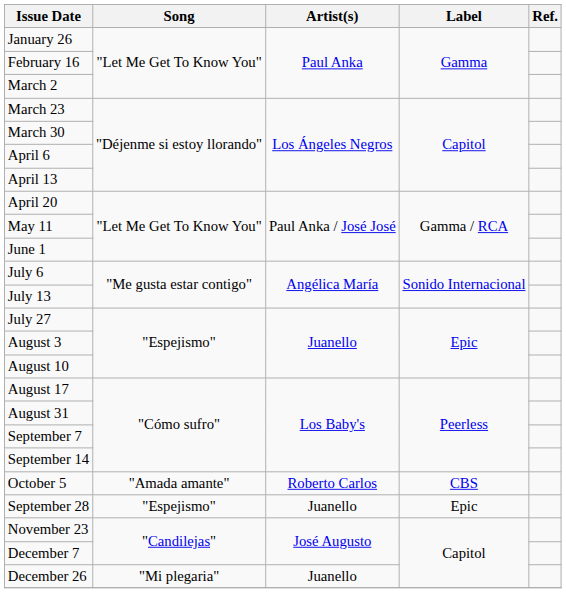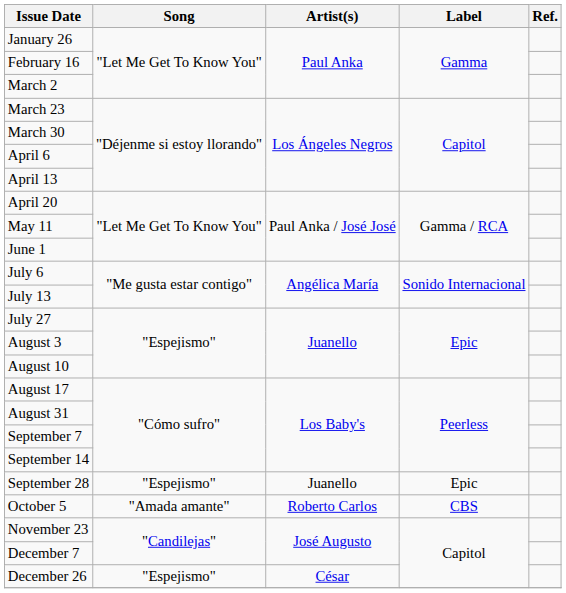rows swapped: (49, 506) <-> (37, 483)
(179, 576) "Mi plegaria" -> (179, 576) "Espejismo"
(332, 576) Juanello -> (332, 576) César
